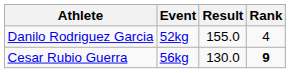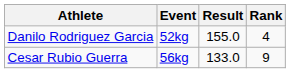(223, 58) 130.0 -> (223, 58) 133.0
(266, 58) bold -> (266, 58) normal
